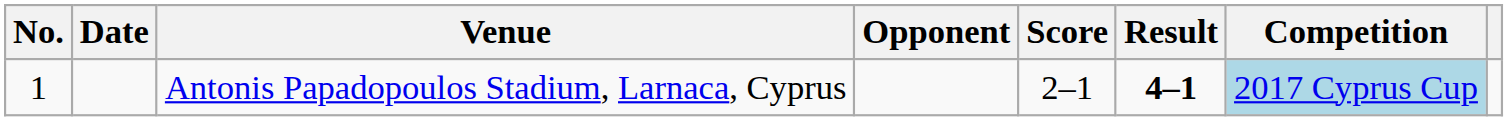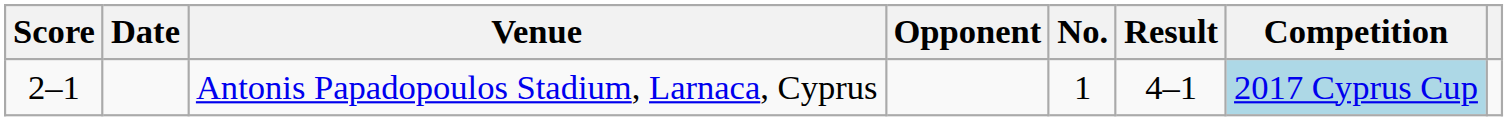columns swapped: (38, 31) <-> (1067, 31)
(1171, 86) bold -> (1171, 86) normal
